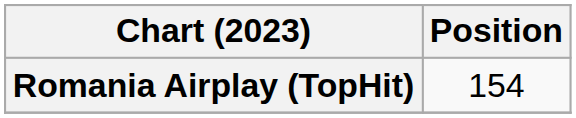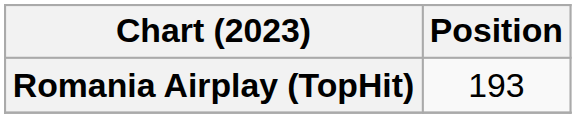(496, 84) 154 -> (496, 84) 193
